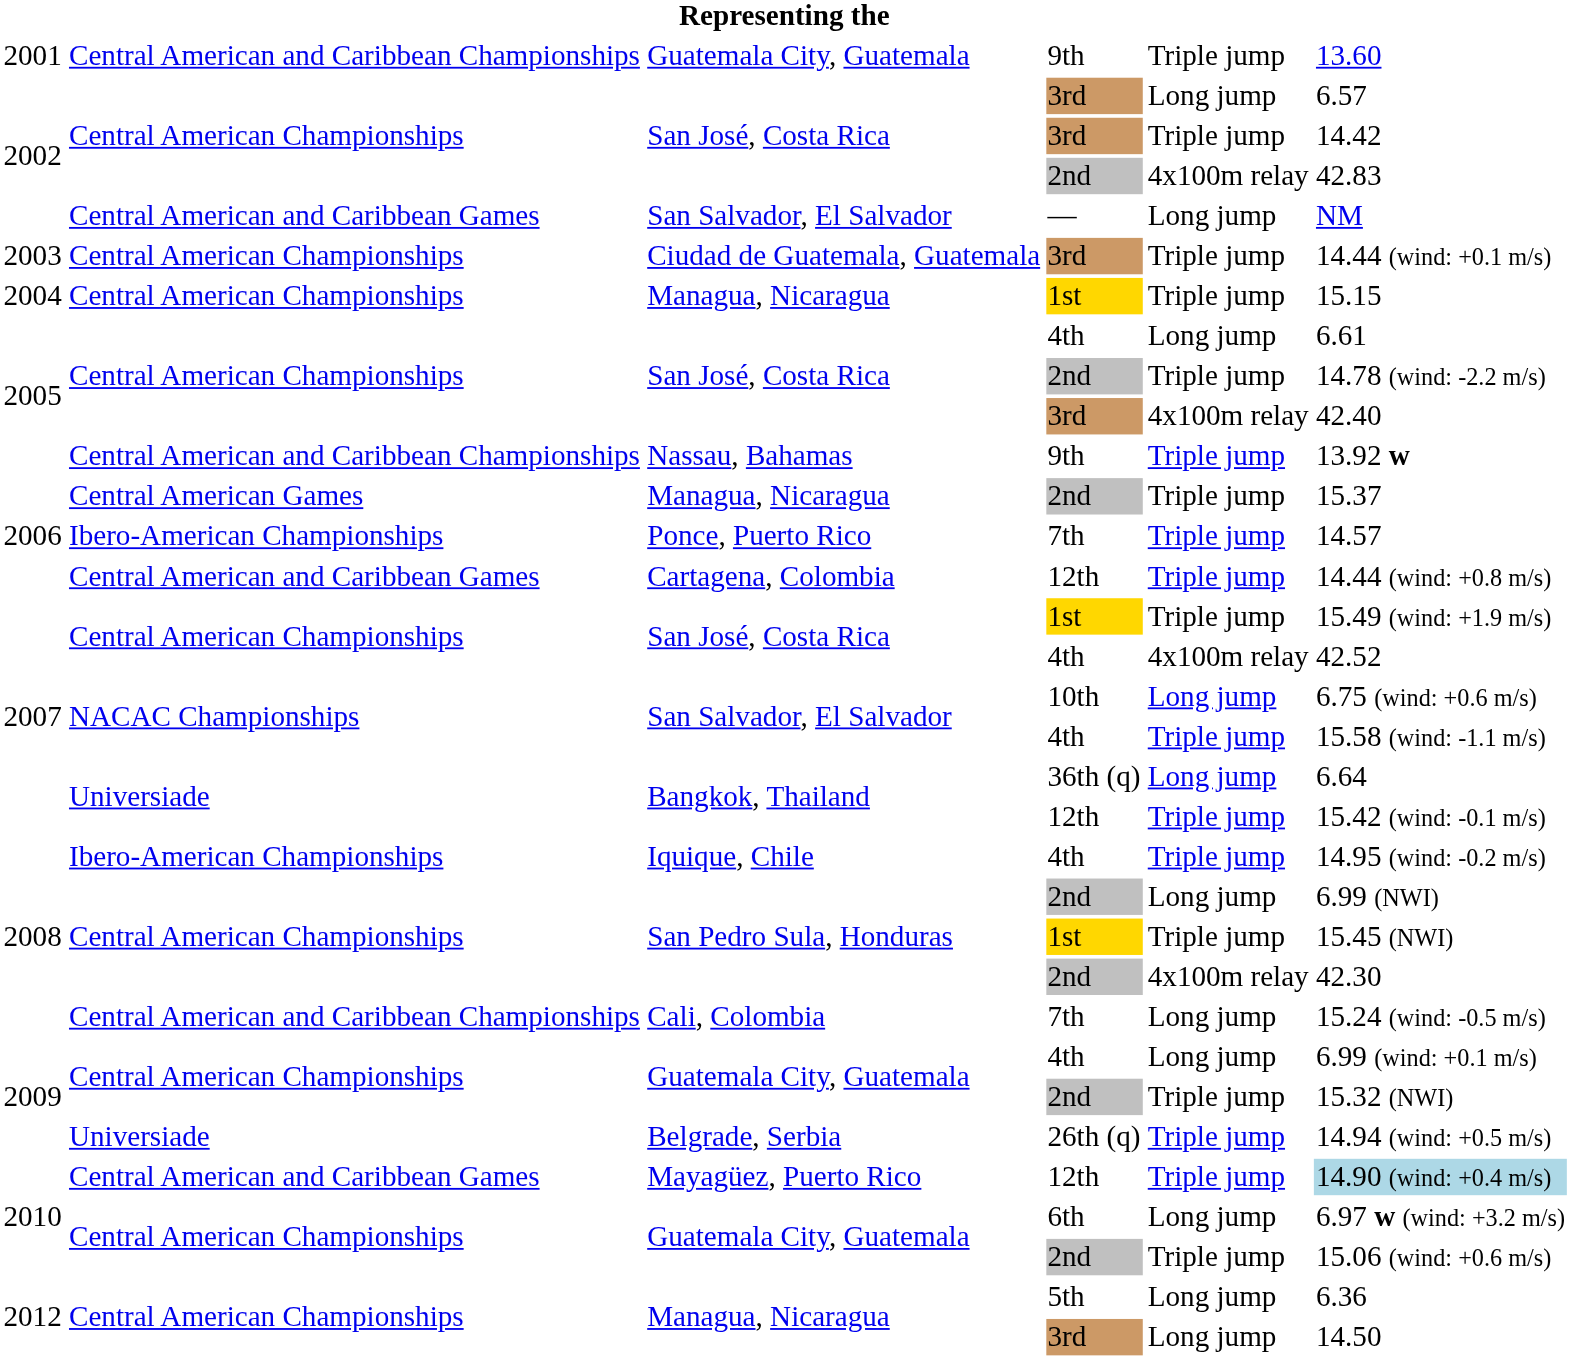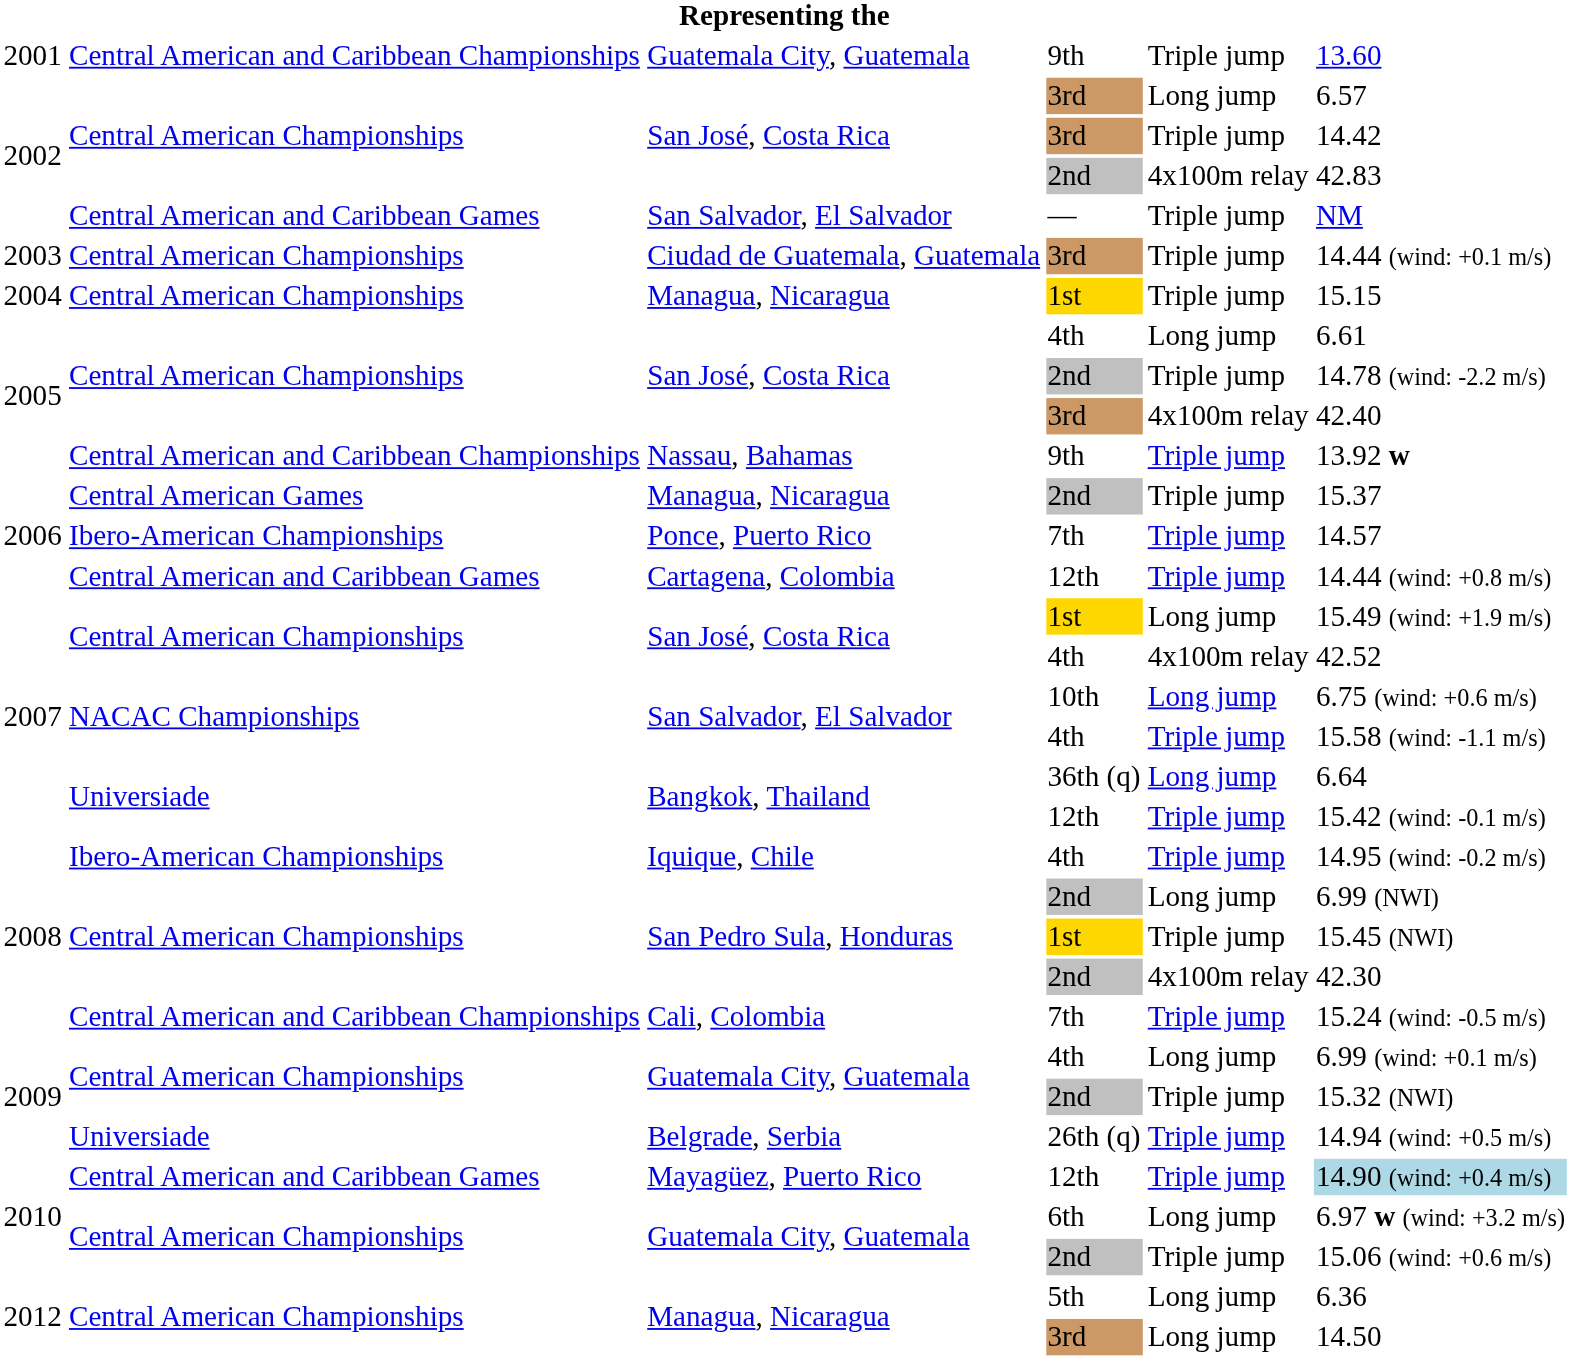(1212, 215) Long jump -> (1216, 215) Triple jump
(1216, 616) Triple jump -> (1212, 616) Long jump
(1212, 1016) Long jump -> (1216, 1016) Triple jump
